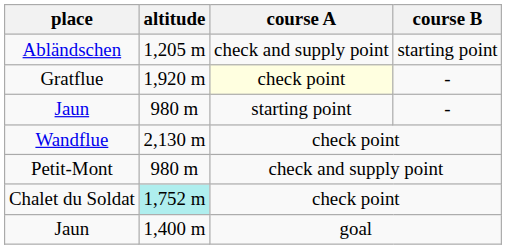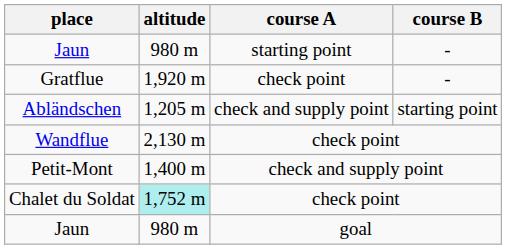rows swapped: (72, 109) <-> (72, 49)
(301, 79) lightyellow background -> (301, 79) no background
(174, 169) 980 m -> (174, 169) 1,400 m
(174, 229) 1,400 m -> (174, 229) 980 m
